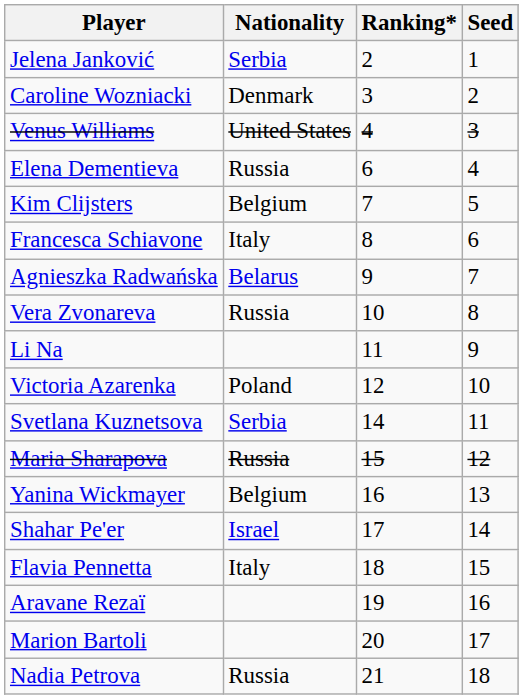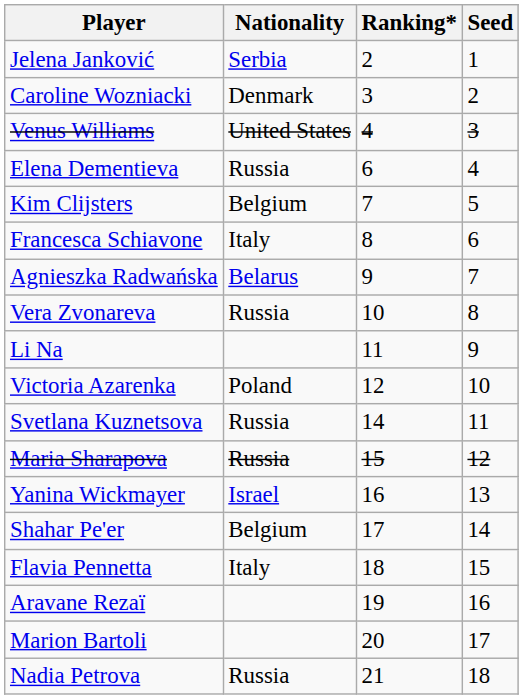(258, 421) Serbia -> (259, 421) Russia
(268, 494) Belgium -> (254, 494) Israel
(254, 530) Israel -> (268, 530) Belgium
